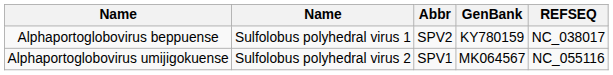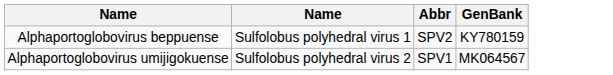- column: (568, 15)
